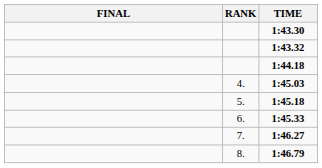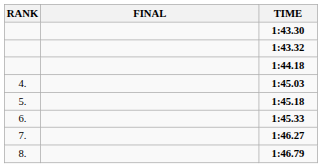columns swapped: (241, 13) <-> (113, 13)
